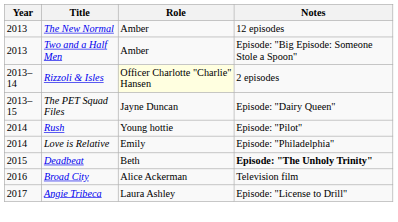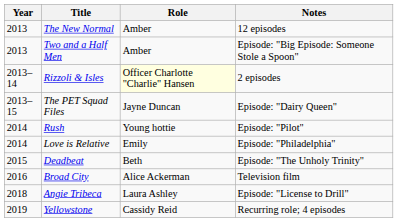(304, 160) bold -> (301, 160) normal
(17, 193) 2017 -> (17, 193) 2018
+ row: (68, 209)
